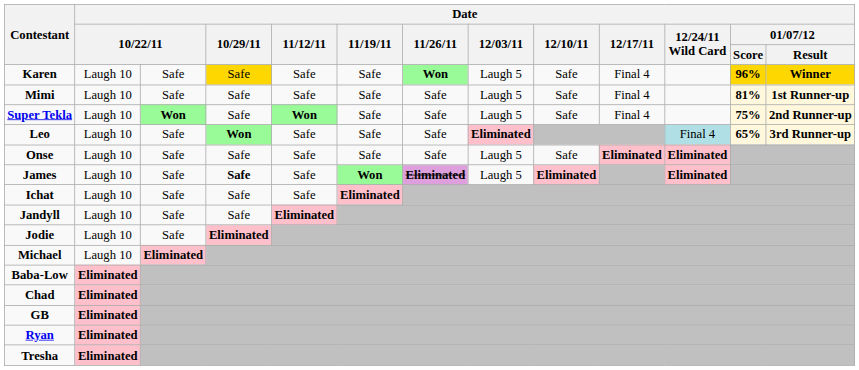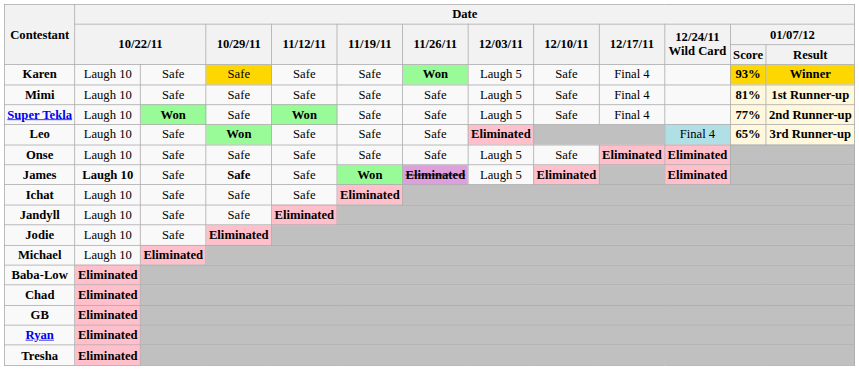(748, 74) 96% -> (748, 74) 93%
(748, 114) 75% -> (748, 114) 77%
(108, 174) normal -> (108, 174) bold
